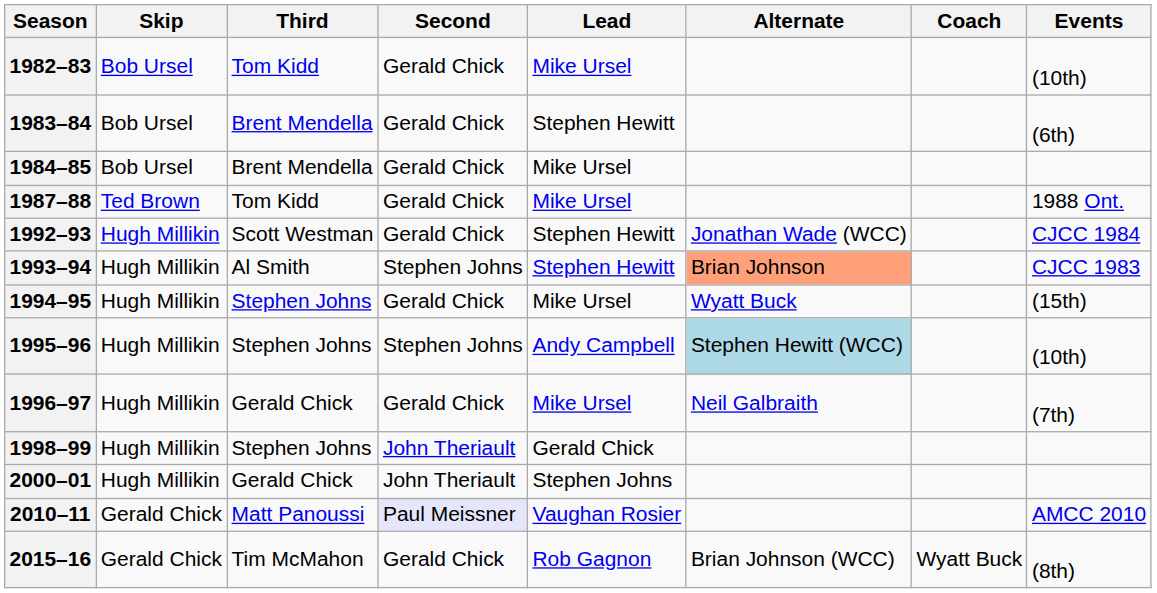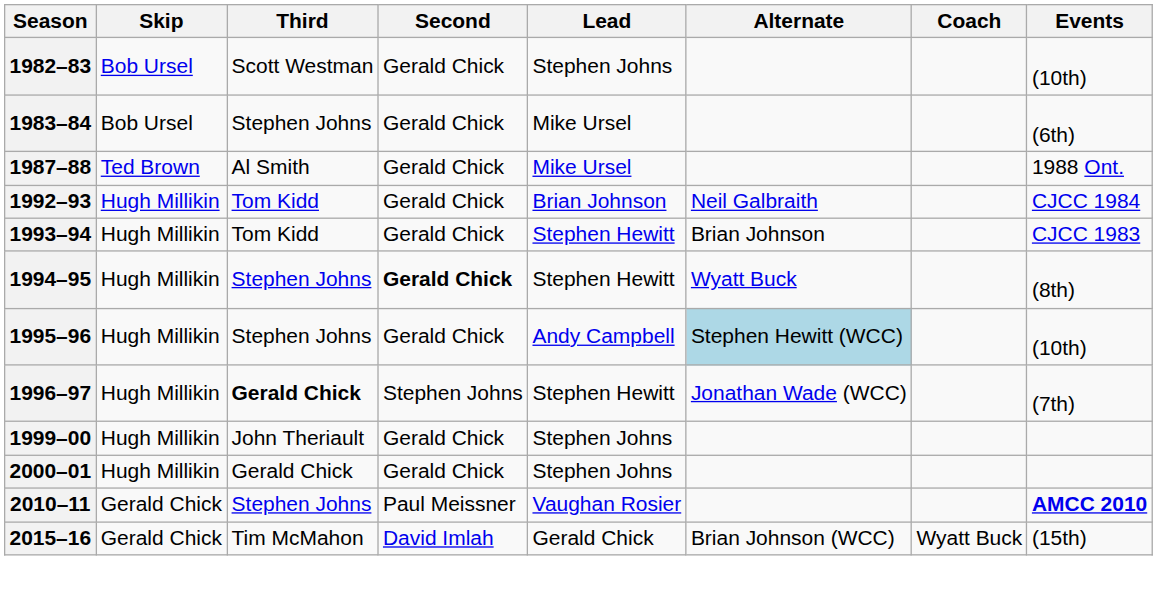(275, 66) Tom Kidd -> (302, 66) Scott Westman
(582, 66) Mike Ursel -> (602, 66) Stephen Johns
(302, 122) Brent Mendella -> (301, 122) Stephen Johns
(604, 122) Stephen Hewitt -> (582, 122) Mike Ursel
- row: (50, 168)
(275, 201) Tom Kidd -> (271, 168) Al Smith
(302, 234) Scott Westman -> (275, 201) Tom Kidd
(604, 234) Stephen Hewitt -> (599, 201) Brian Johnson
(799, 234) Jonathan Wade (WCC) -> (754, 201) Neil Galbraith
(271, 267) Al Smith -> (275, 234) Tom Kidd
(453, 267) Stephen Johns -> (444, 234) Gerald Chick
(758, 267) lightsalmon background -> (758, 234) no background
(444, 300) normal -> (448, 279) bold
(582, 300) Mike Ursel -> (604, 279) Stephen Hewitt
(1059, 300) (15th) -> (1053, 291) (8th)
(453, 346) Stephen Johns -> (444, 336) Gerald Chick
(292, 402) normal -> (296, 393) bold
(444, 402) Gerald Chick -> (453, 393) Stephen Johns
(582, 402) Mike Ursel -> (604, 393) Stephen Hewitt
(754, 402) Neil Galbraith -> (799, 393) Jonathan Wade (WCC)
- row: (50, 447)
+ row: (50, 438)
(449, 481) John Theriault -> (444, 471) Gerald Chick
(298, 514) Matt Panoussi -> (301, 504) Stephen Johns
(449, 514) lavender background -> (449, 504) no background
(1089, 514) normal -> (1090, 504) bold
(444, 559) Gerald Chick -> (438, 537) David Imlah
(592, 559) Rob Gagnon -> (593, 537) Gerald Chick
(1053, 571) (8th) -> (1059, 537) (15th)
